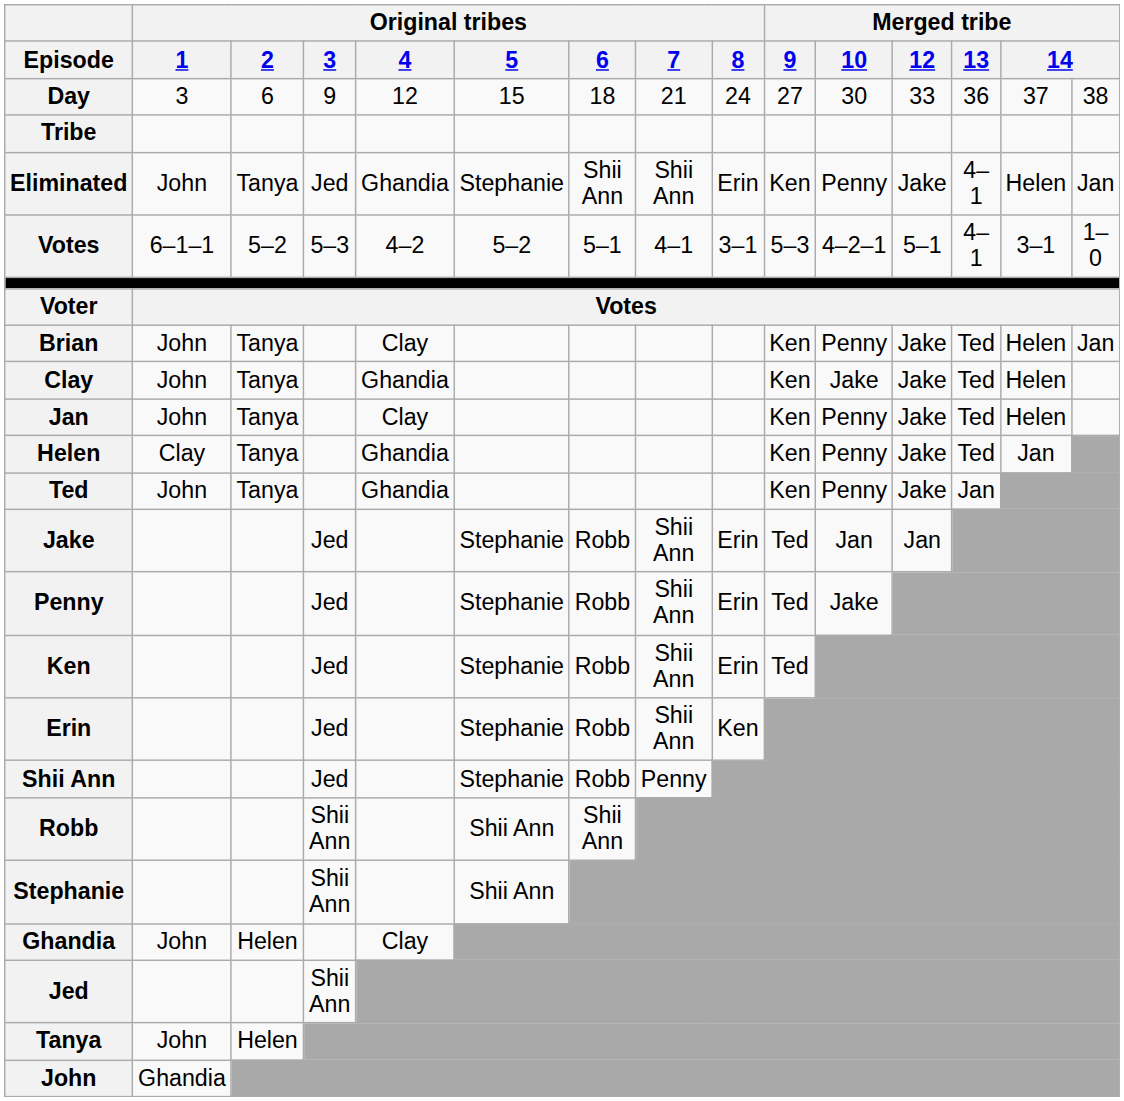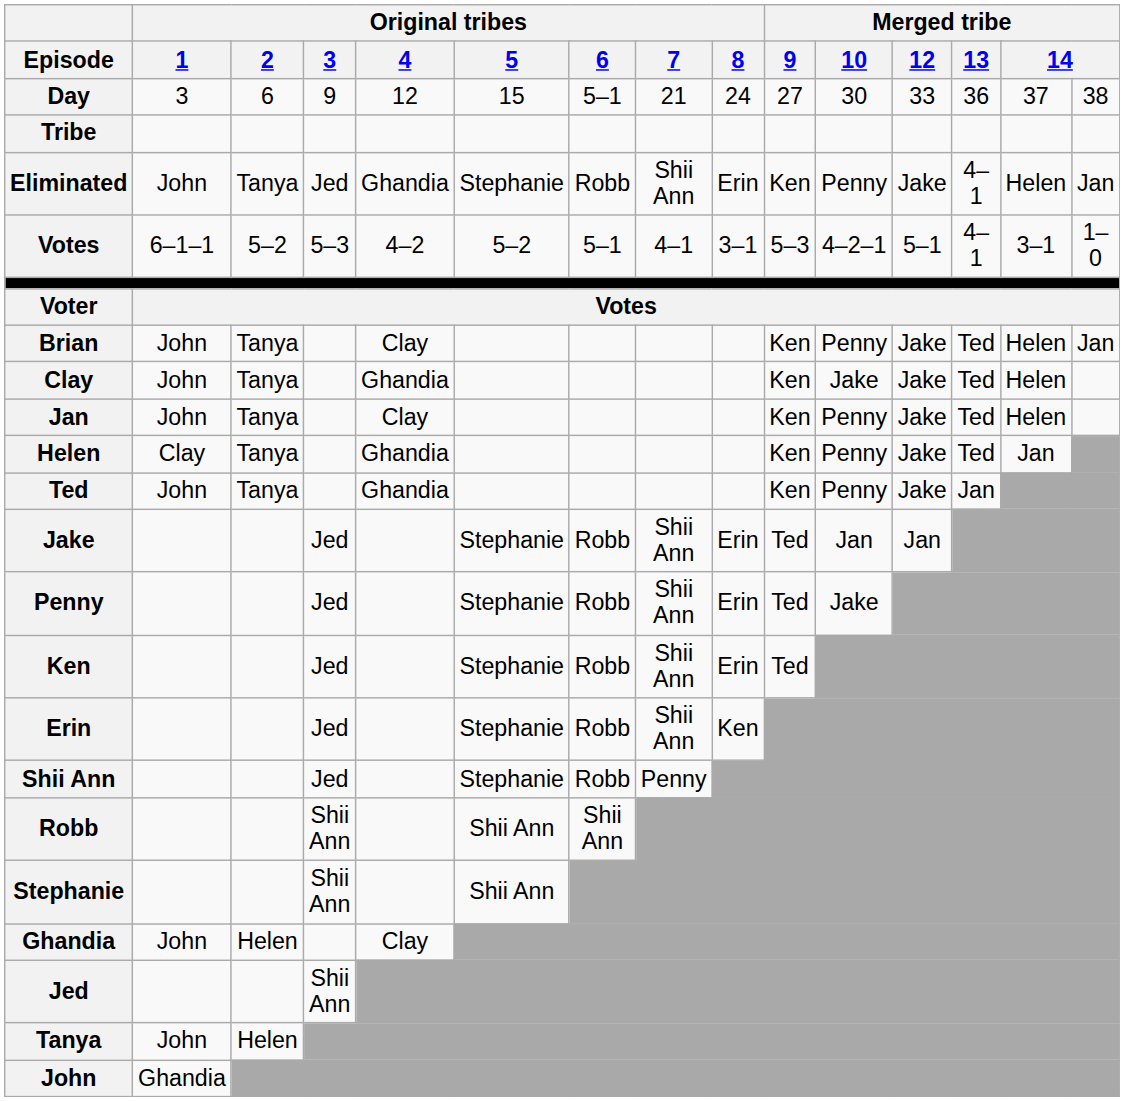(602, 96) 18 -> (602, 96) 5–1
(602, 183) Shii Ann -> (602, 183) Robb
